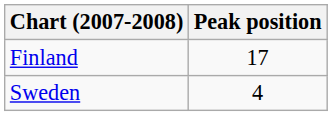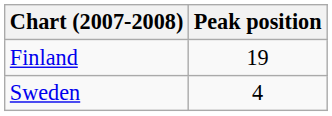(258, 57) 17 -> (258, 57) 19
